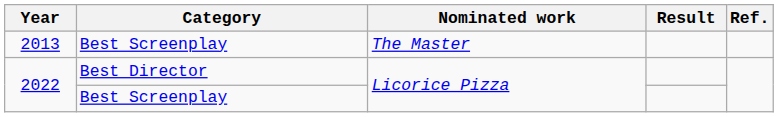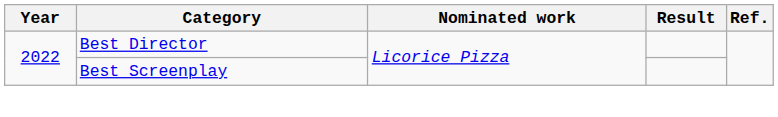- row: (40, 45)
